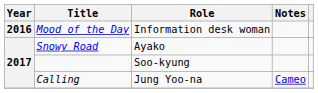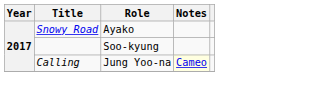- row: (83, 30)
(290, 80) no background -> (192, 63) lightyellow background
